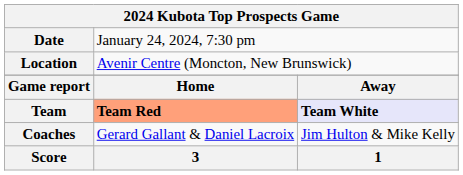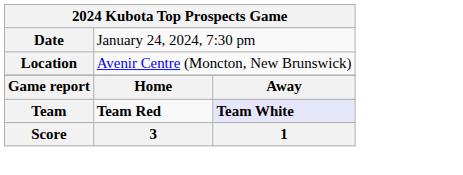(129, 110) lightsalmon background -> (129, 110) no background
- row: (49, 134)
